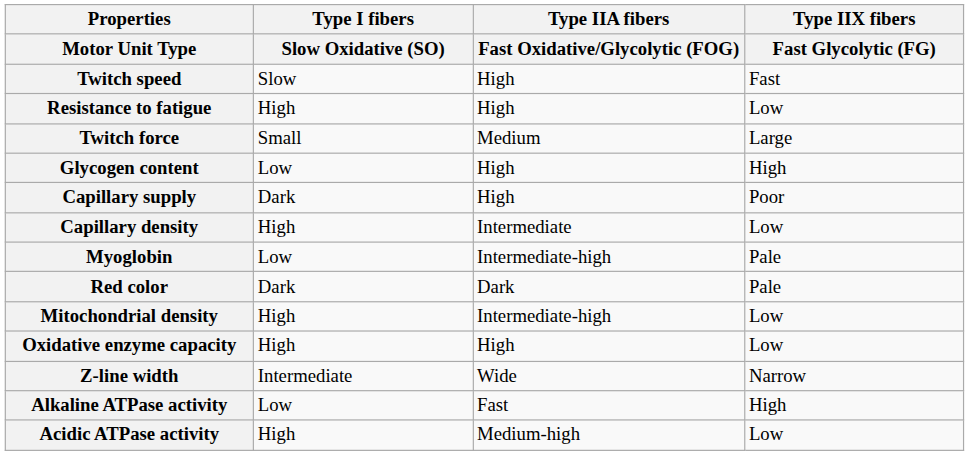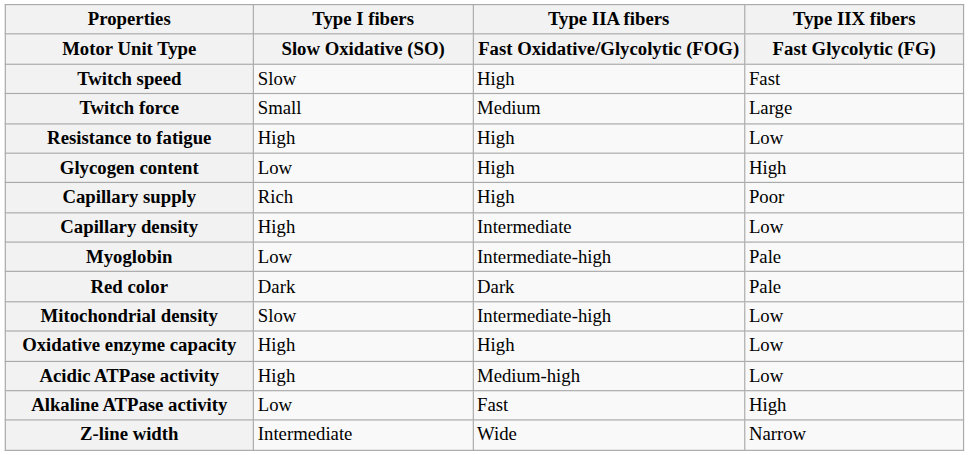rows swapped: (129, 138) <-> (129, 108)
(277, 197) Dark -> (276, 197) Rich
(277, 316) High -> (277, 316) Slow
rows swapped: (129, 375) <-> (129, 434)
